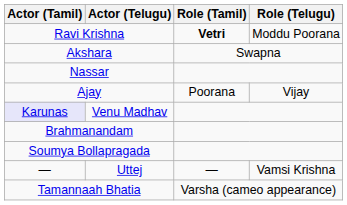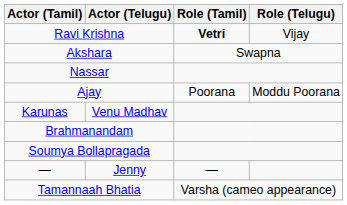(296, 33) Moddu Poorana -> (296, 33) Vijay
(296, 92) Vijay -> (296, 92) Moddu Poorana
(45, 111) lavender background -> (45, 111) no background
- row: (130, 170)
+ row: (130, 170)
